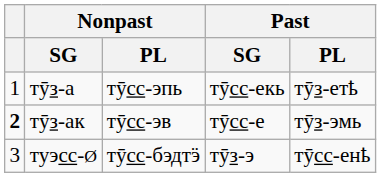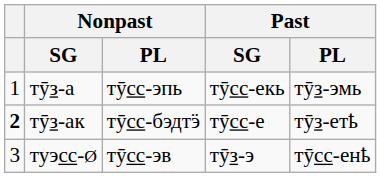(326, 88) тӯз-етҍ -> (328, 88) тӯз-эмь
(139, 121) тӯсс-эв -> (153, 121) тӯсс-бэдтӭ
(328, 121) тӯз-эмь -> (326, 121) тӯз-етҍ
(153, 155) тӯсс-бэдтӭ -> (139, 155) тӯсс-эв
